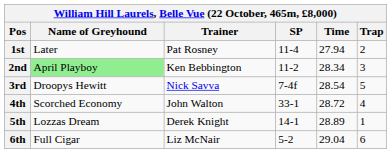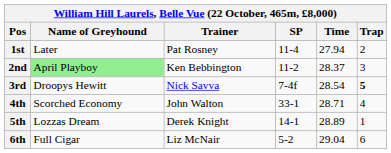(332, 67) 28.34 -> (332, 67) 28.37
(363, 85) normal -> (363, 85) bold
(332, 103) 28.72 -> (332, 103) 28.71
